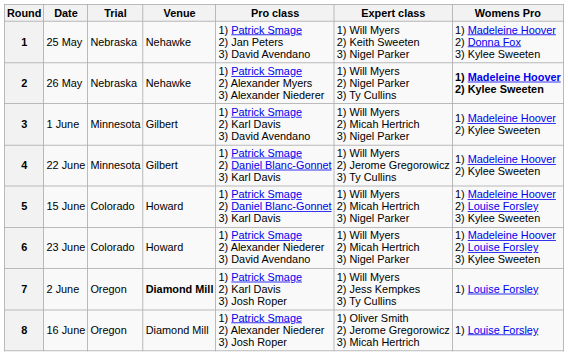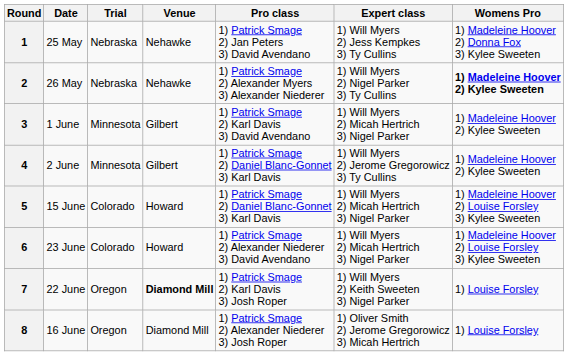(378, 42) 1) Will Myers 2) Keith Sweeten 3) Nigel Parker -> (378, 42) 1) Will Myers 2) Jess Kempkes 3) Ty Cullins
(66, 165) 22 June -> (63, 165) 2 June
(63, 289) 2 June -> (66, 289) 22 June
(378, 289) 1) Will Myers 2) Jess Kempkes 3) Ty Cullins -> (378, 289) 1) Will Myers 2) Keith Sweeten 3) Nigel Parker
